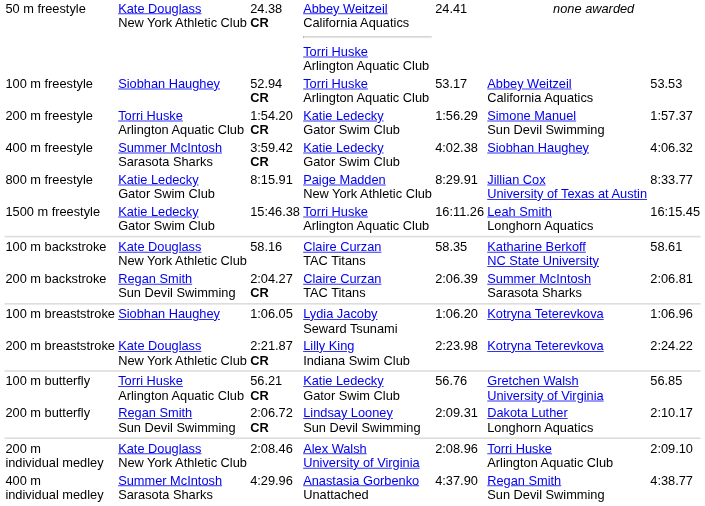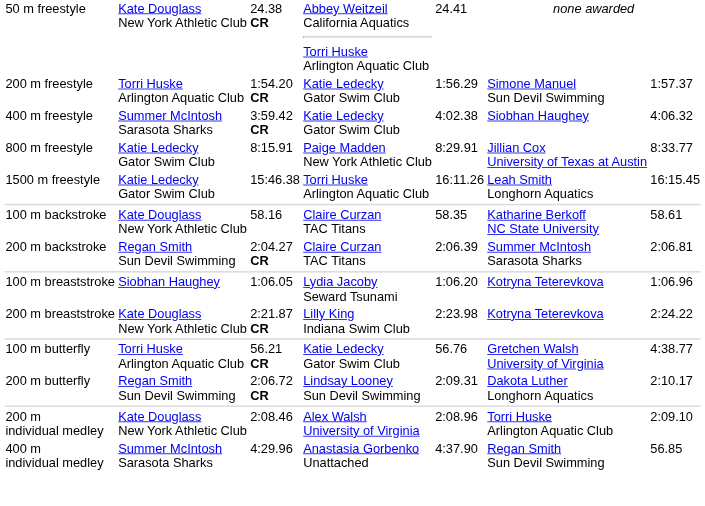- row: (49, 83)
(666, 381) 56.85 -> (672, 349) 4:38.77
(672, 480) 4:38.77 -> (666, 448) 56.85
